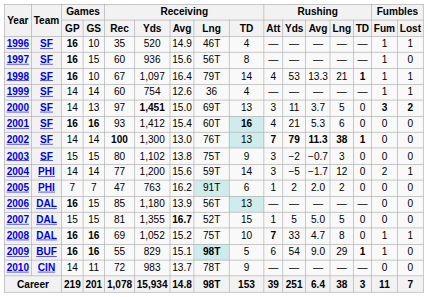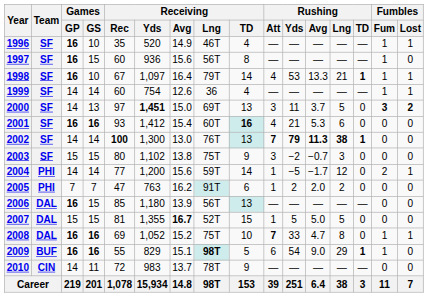(273, 172) 3 -> (273, 172) 1
